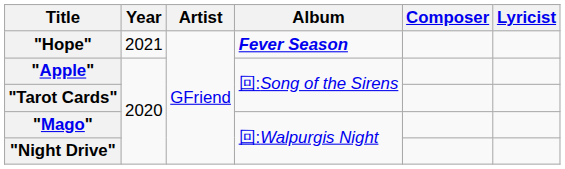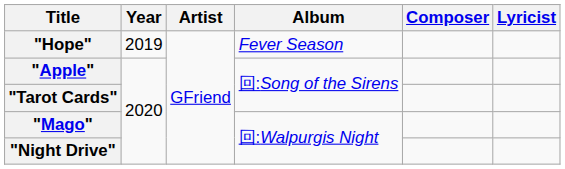(144, 44) 2021 -> (144, 44) 2019
(293, 44) bold -> (291, 44) normal
